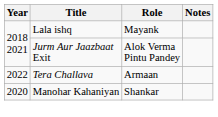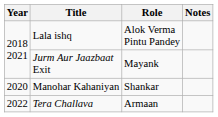(141, 29) Mayank -> (152, 35) Alok Verma Pintu Pandey
(152, 52) Alok Verma Pintu Pandey -> (141, 64) Mayank
rows swapped: (63, 74) <-> (76, 91)
